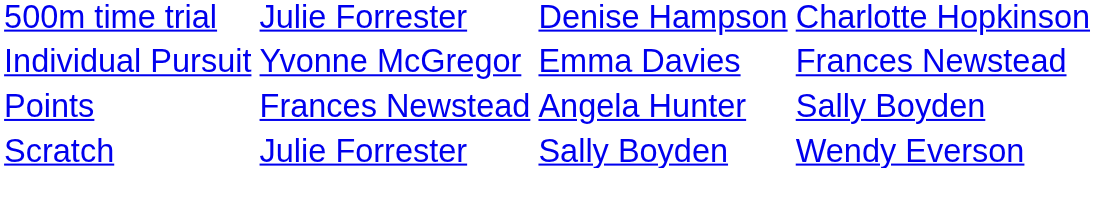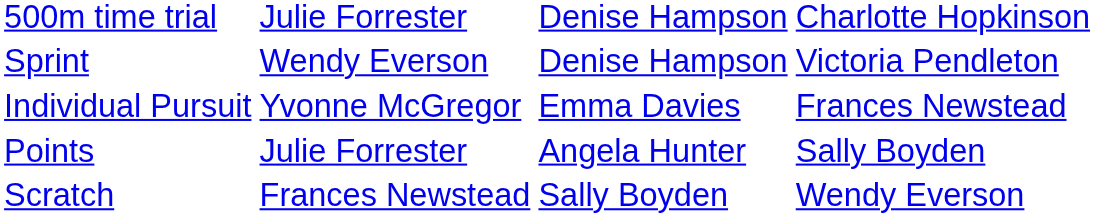+ row: (47, 61)
(395, 106) Frances Newstead -> (363, 150) Julie Forrester
(363, 150) Julie Forrester -> (395, 195) Frances Newstead
